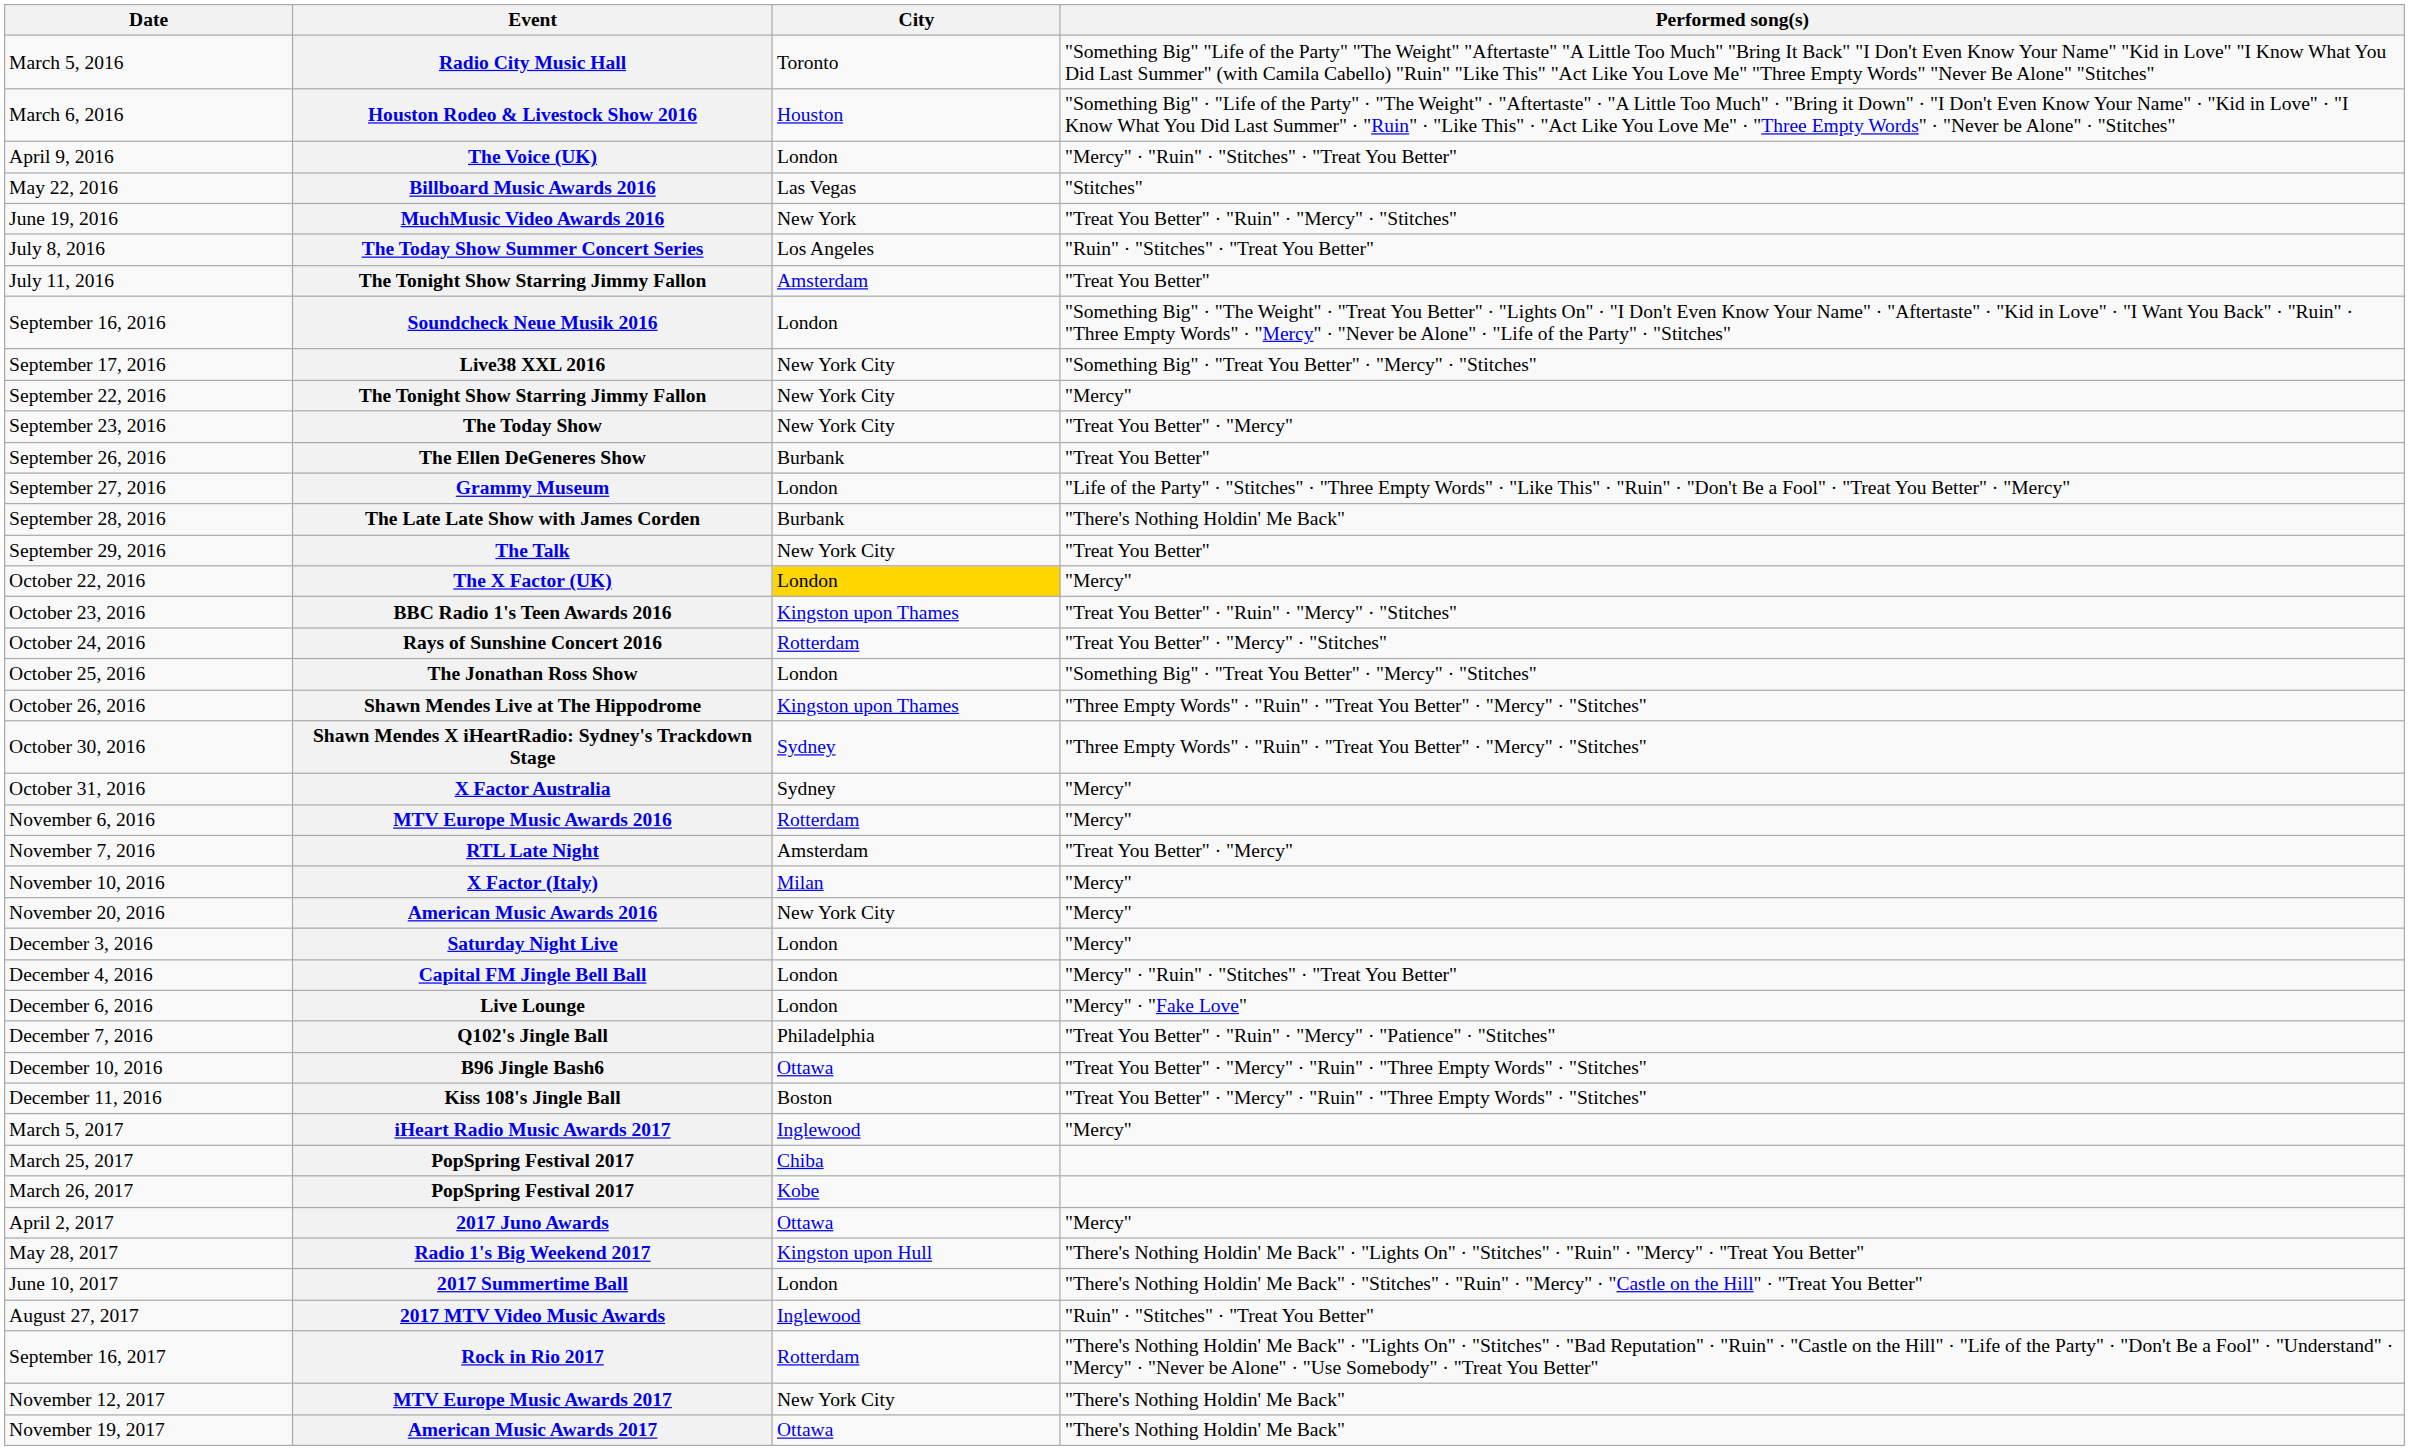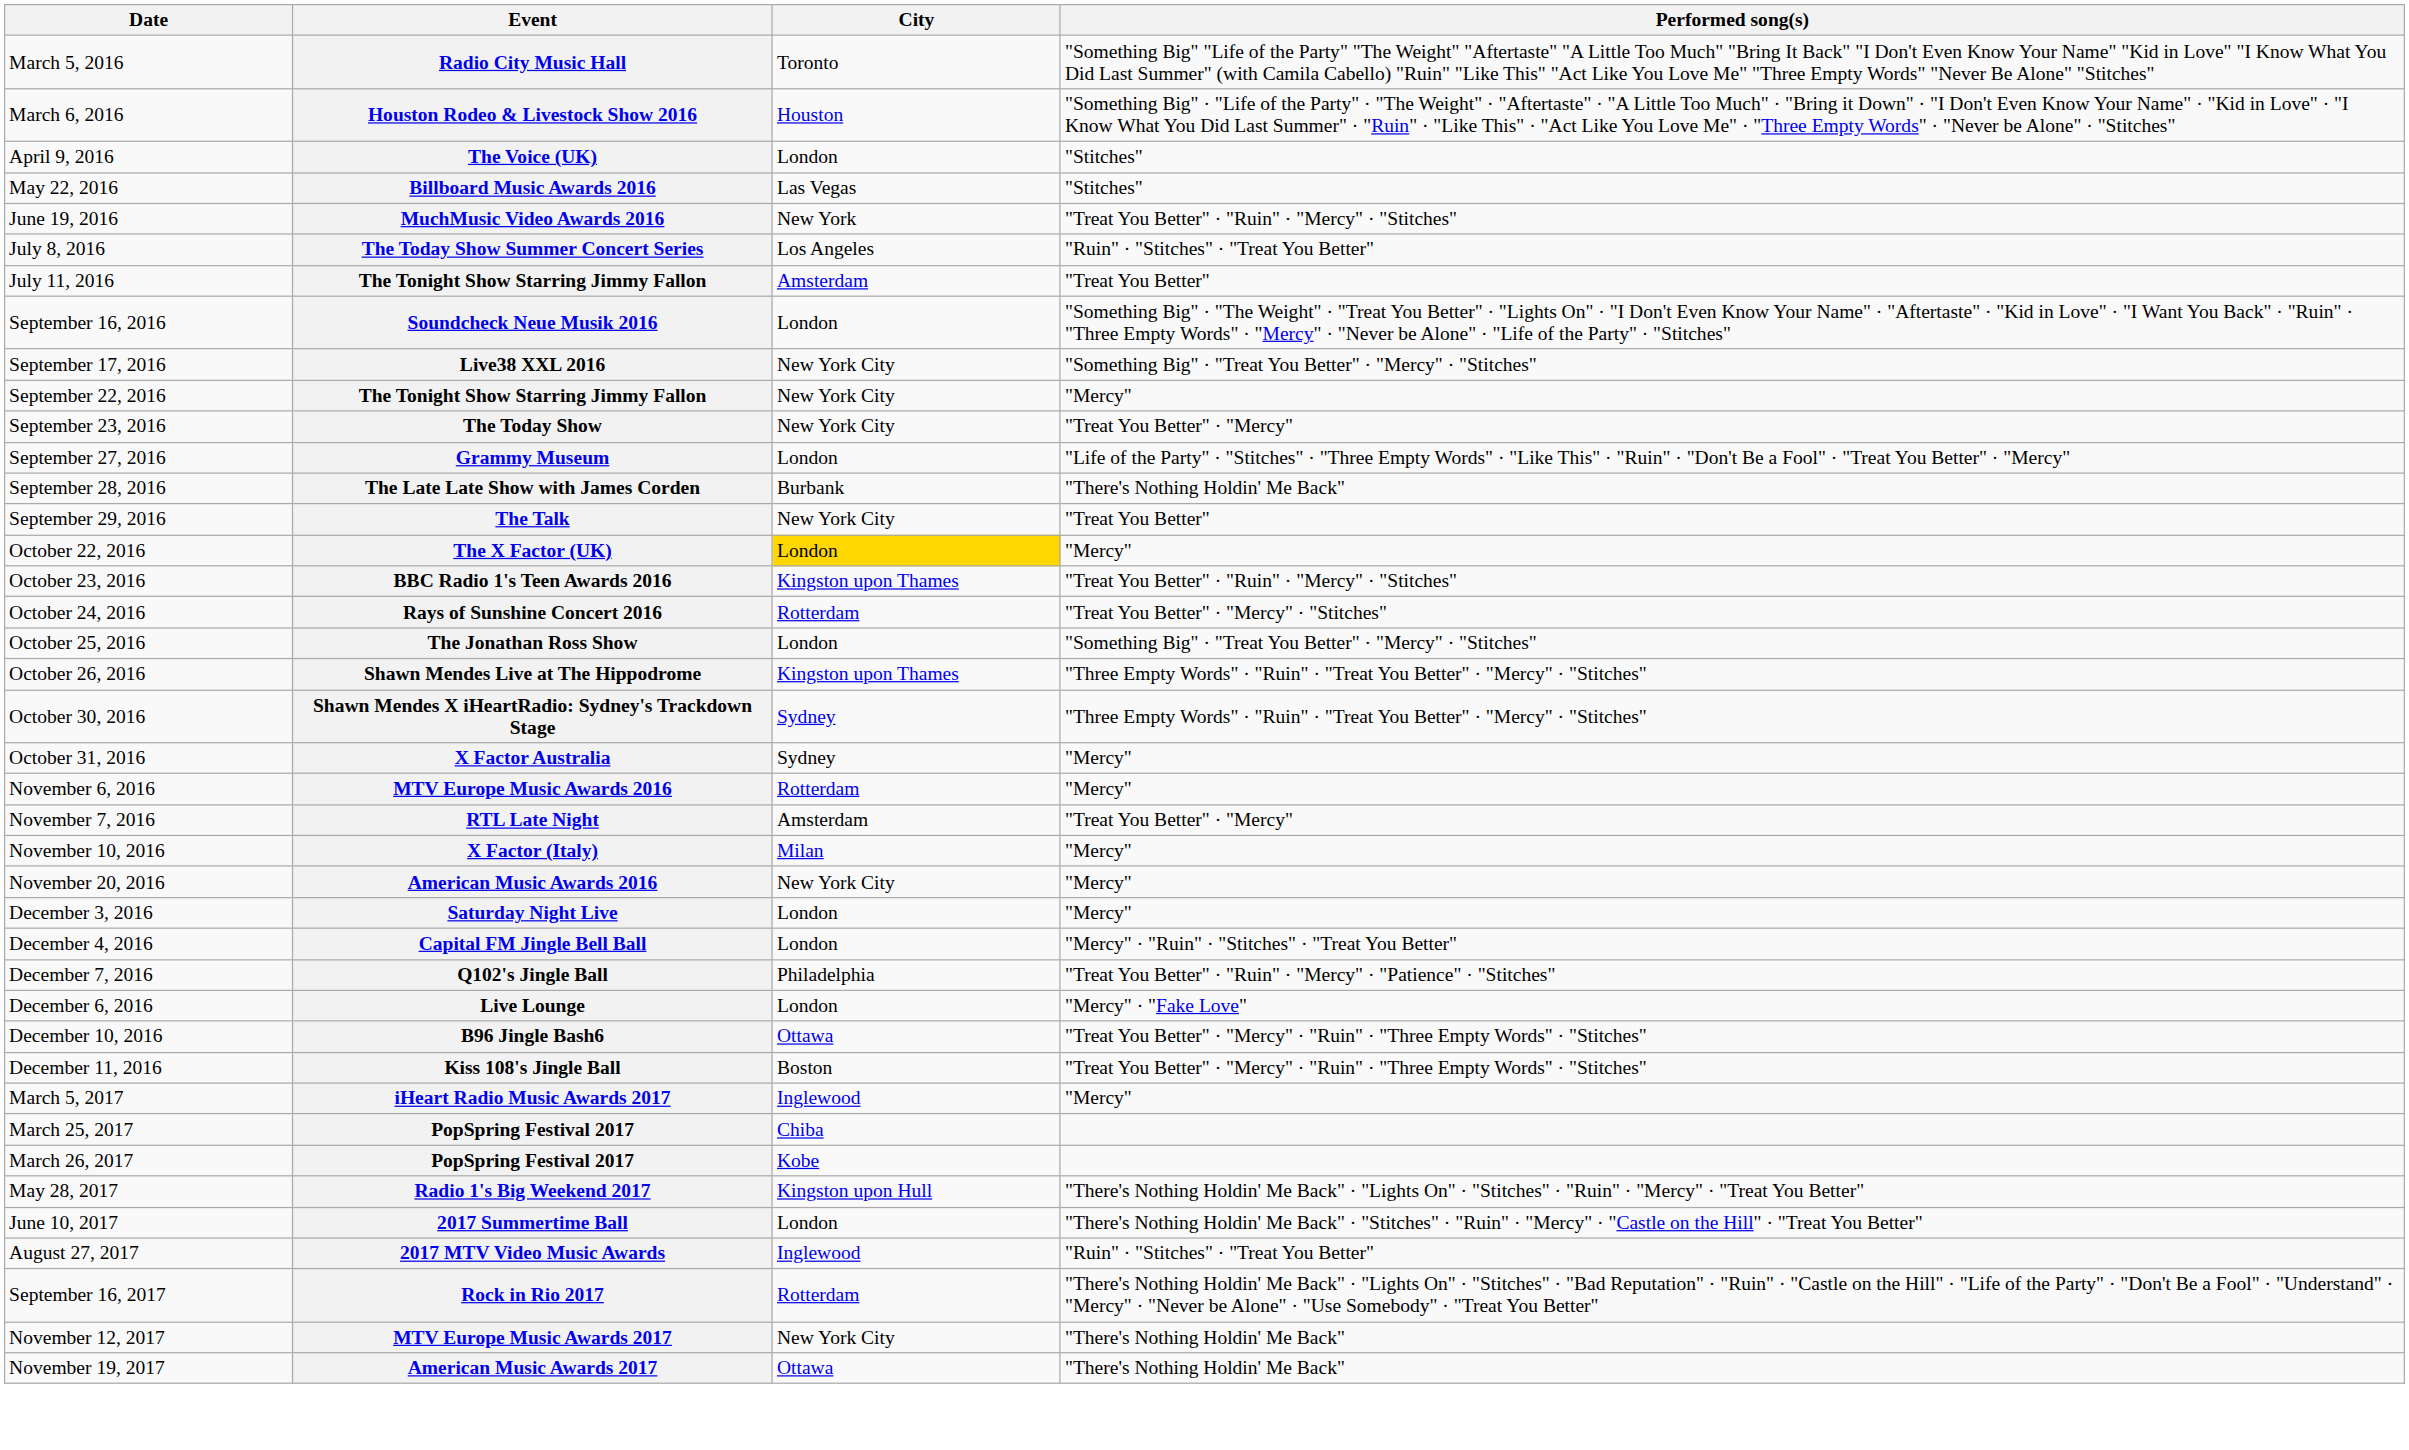(1261, 156) "Mercy" · "Ruin" · "Stitches" · "Treat You Better" -> (1104, 156) "Stitches"
- row: (87, 457)
rows swapped: (81, 1005) <-> (81, 1036)
- row: (61, 1222)
